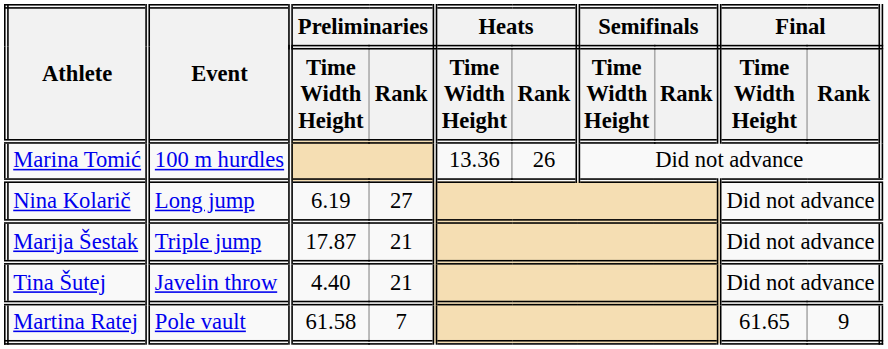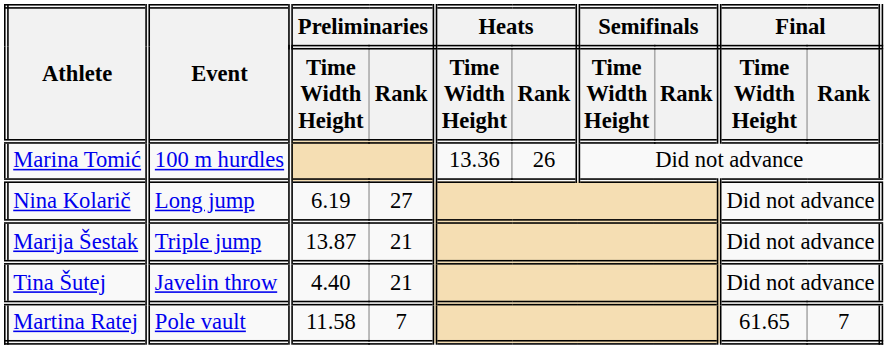(331, 241) 17.87 -> (331, 241) 13.87
(331, 322) 61.58 -> (331, 322) 11.58
(844, 322) 9 -> (844, 322) 7
